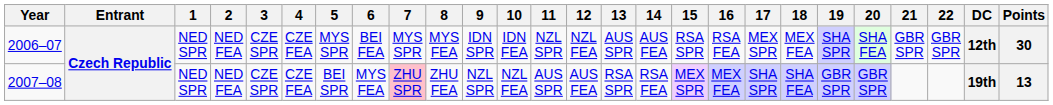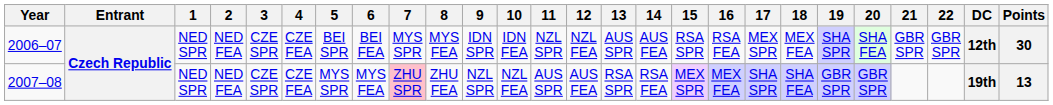(334, 45) MYS SPR -> (334, 45) BEI SPR
(334, 82) BEI SPR -> (334, 82) MYS SPR
